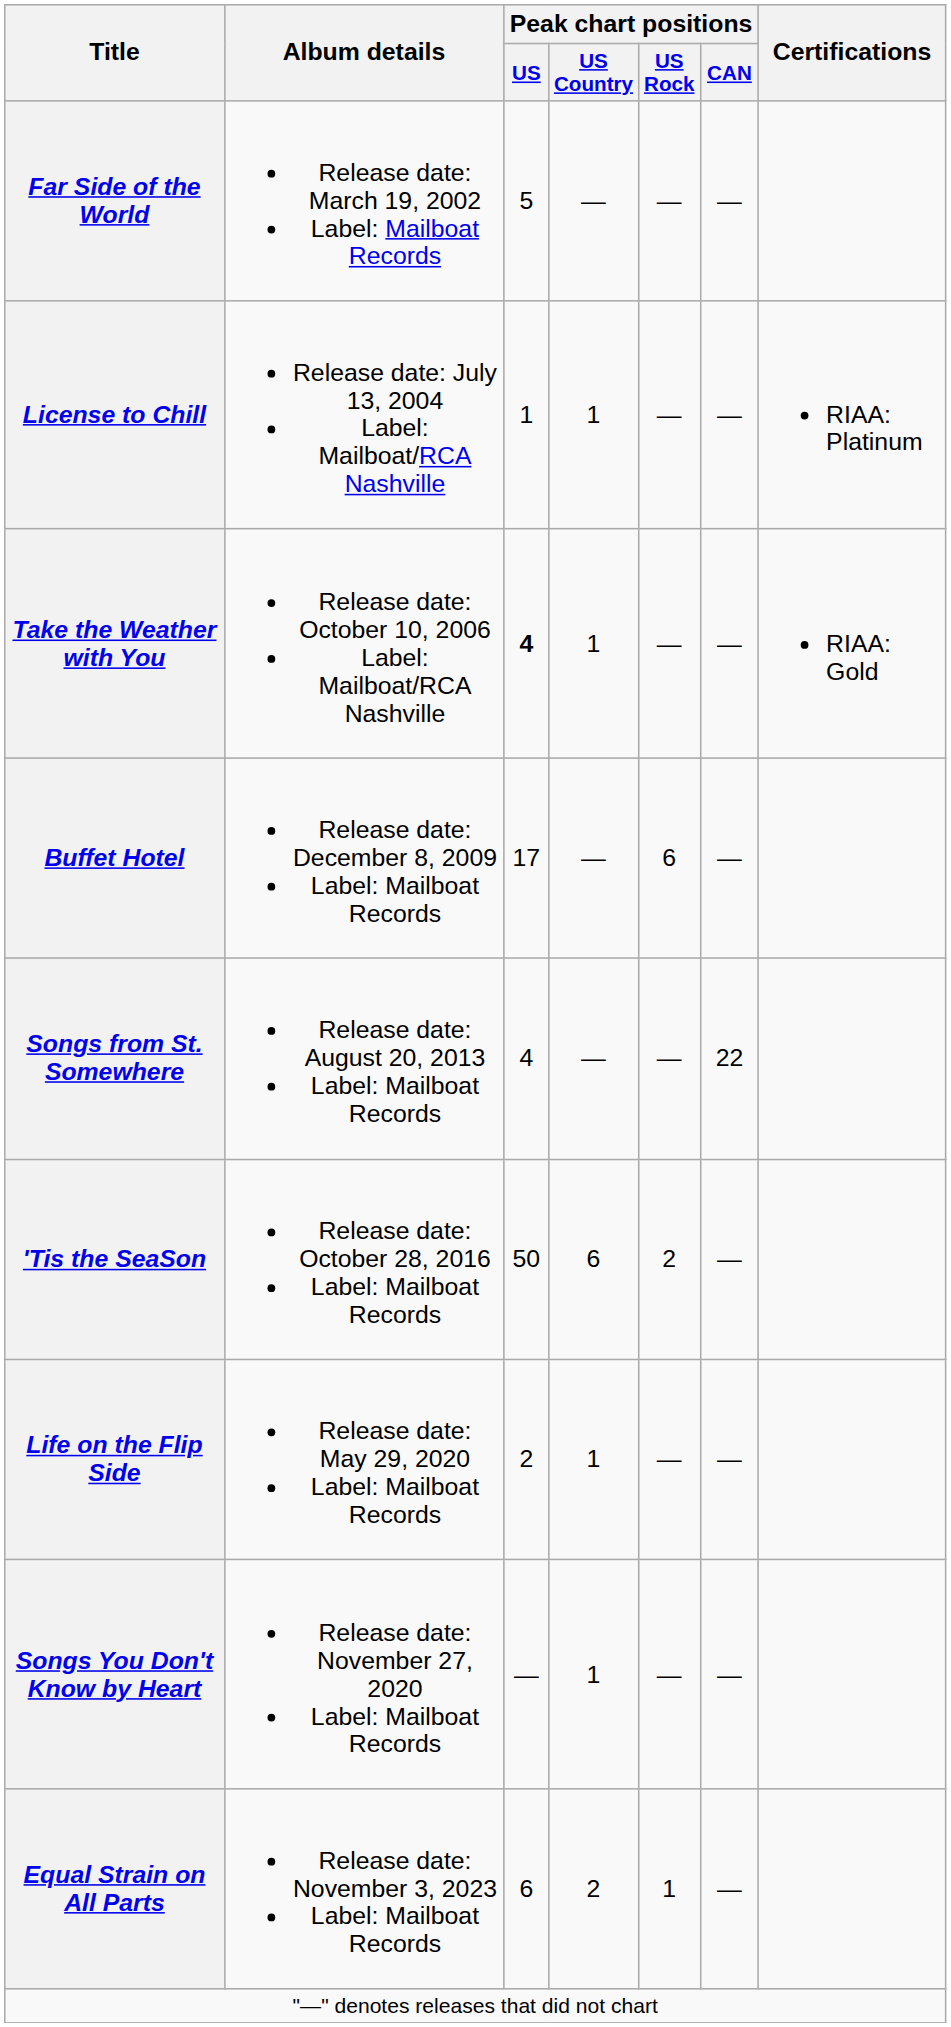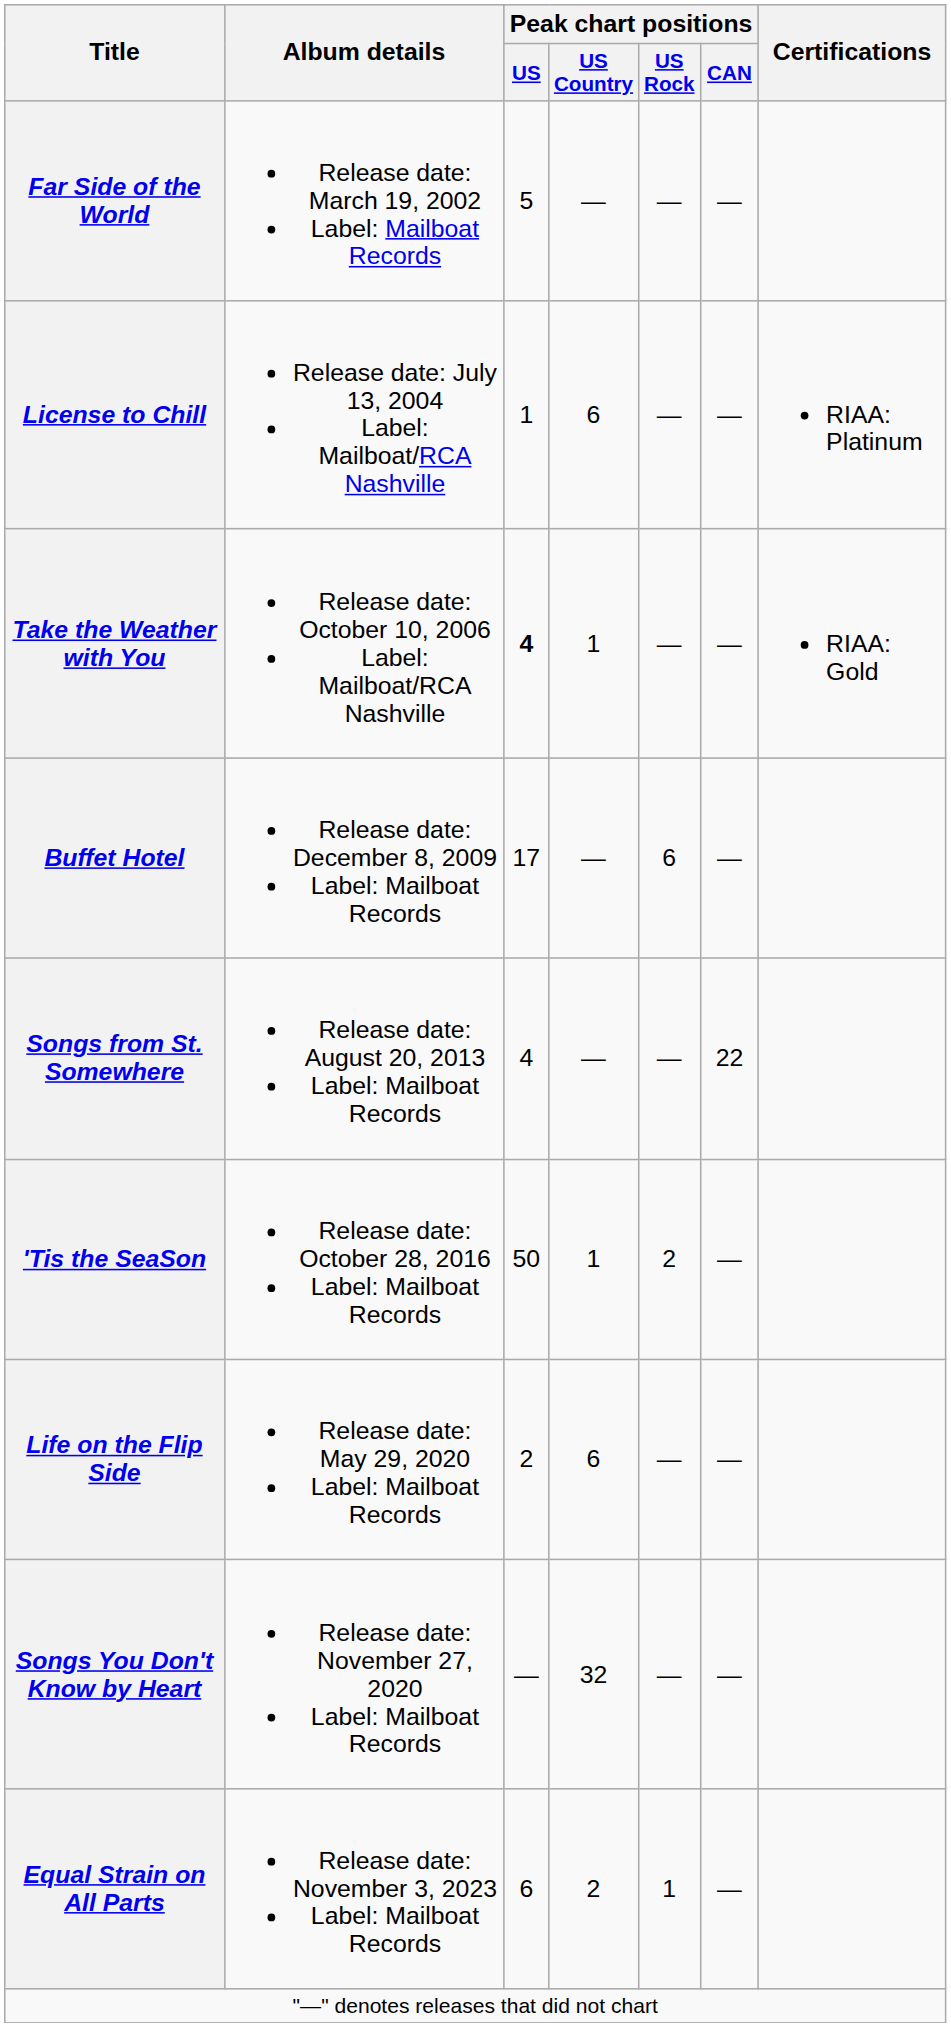(594, 414) 1 -> (594, 414) 6
(594, 1258) 6 -> (594, 1258) 1
(594, 1459) 1 -> (594, 1459) 6
(594, 1673) 1 -> (593, 1673) 32
